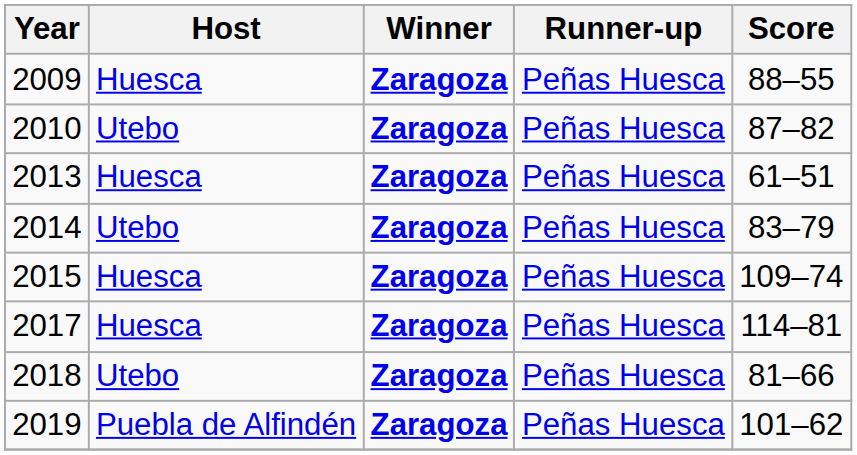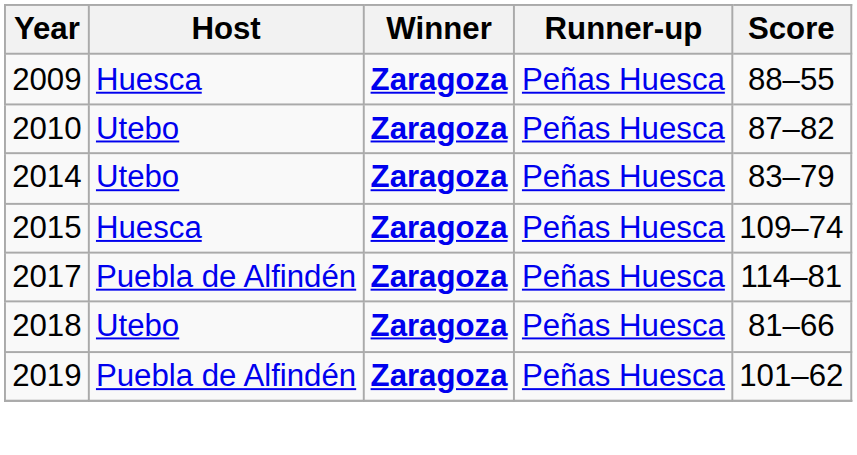- row: (47, 177)
(149, 326) Huesca -> (226, 276) Puebla de Alfindén
